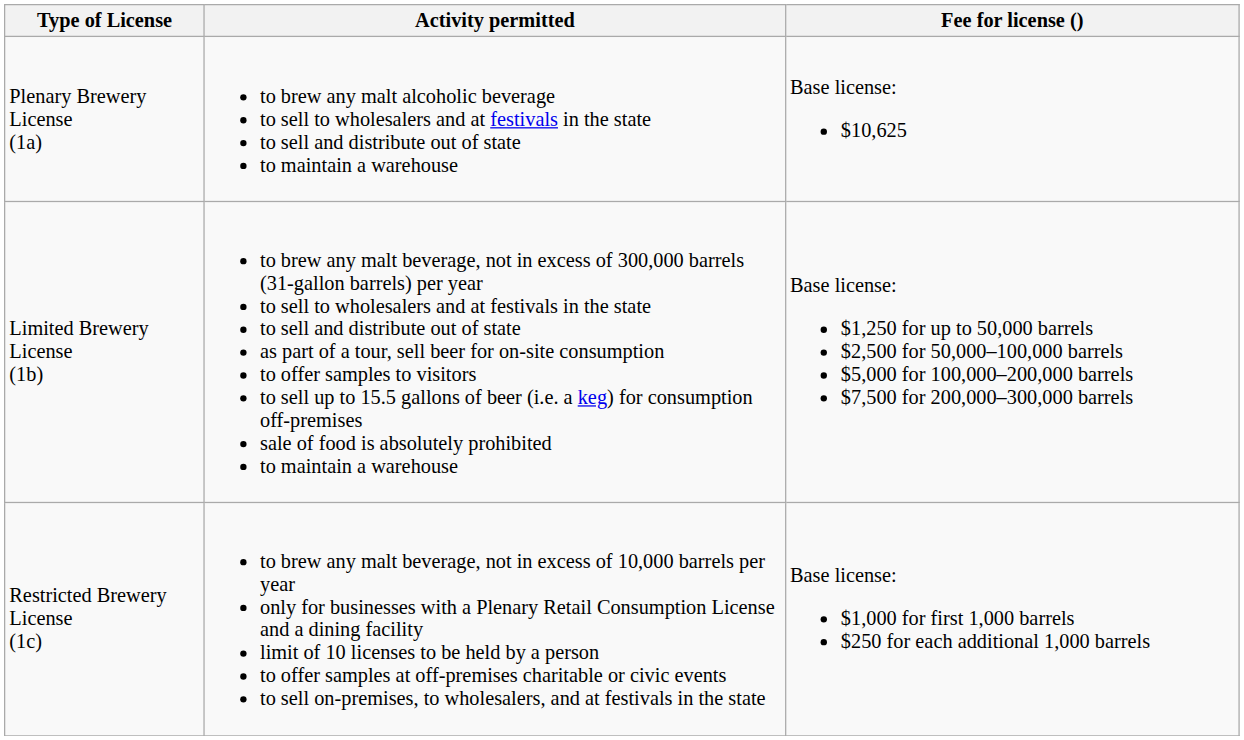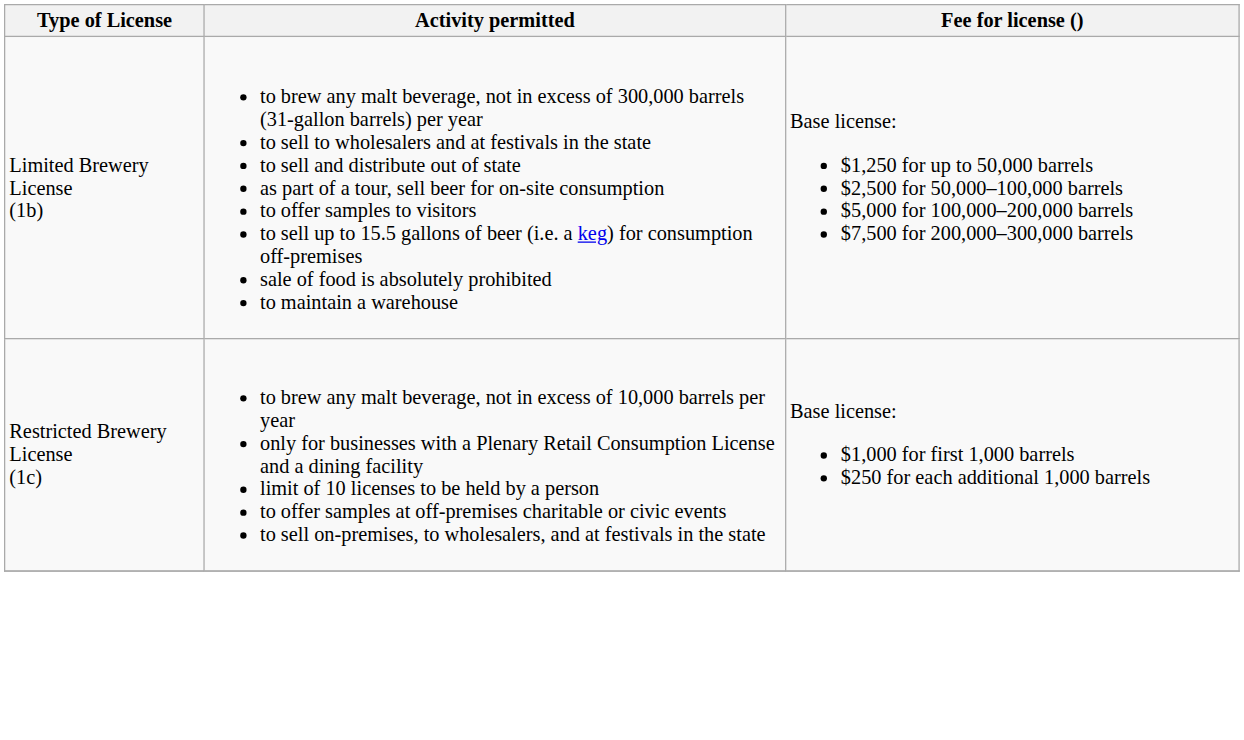- row: (78, 118)
